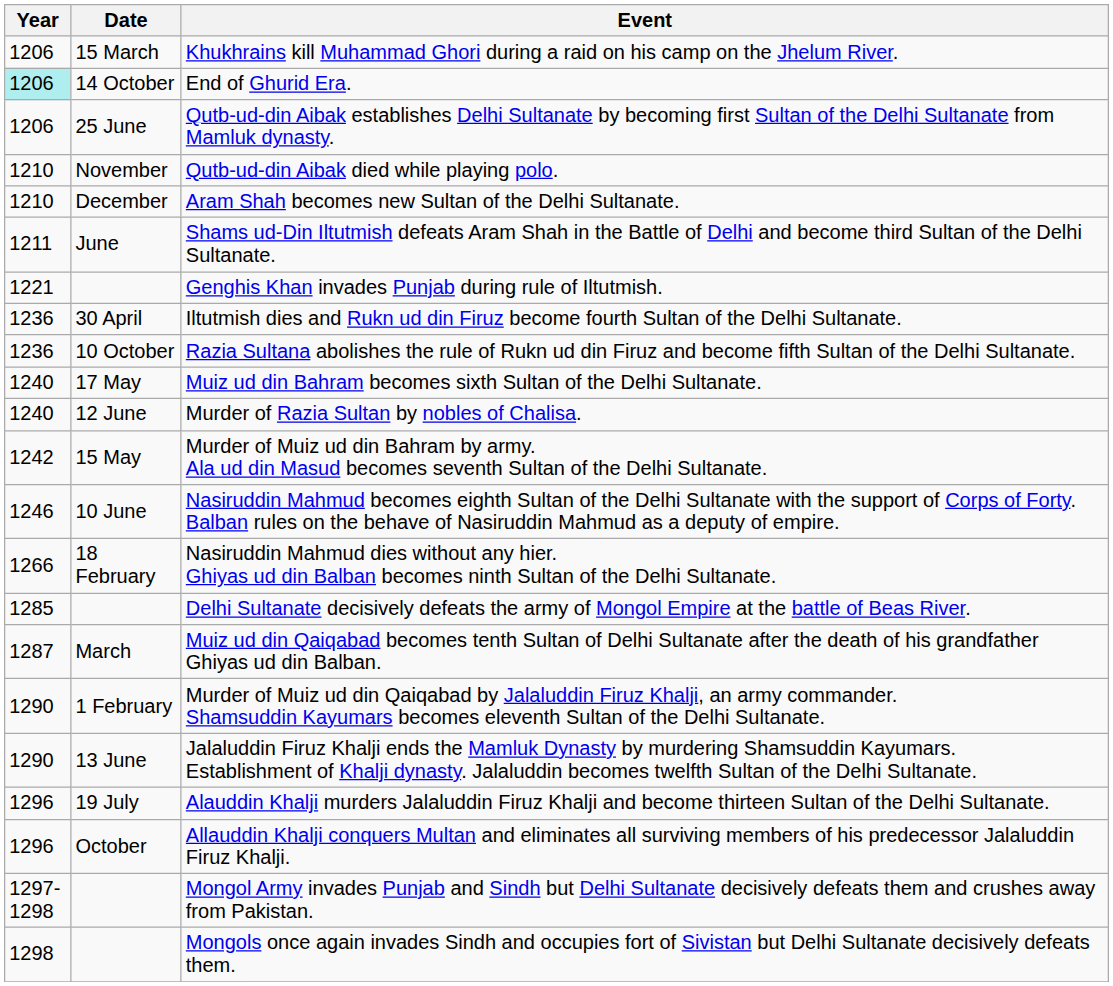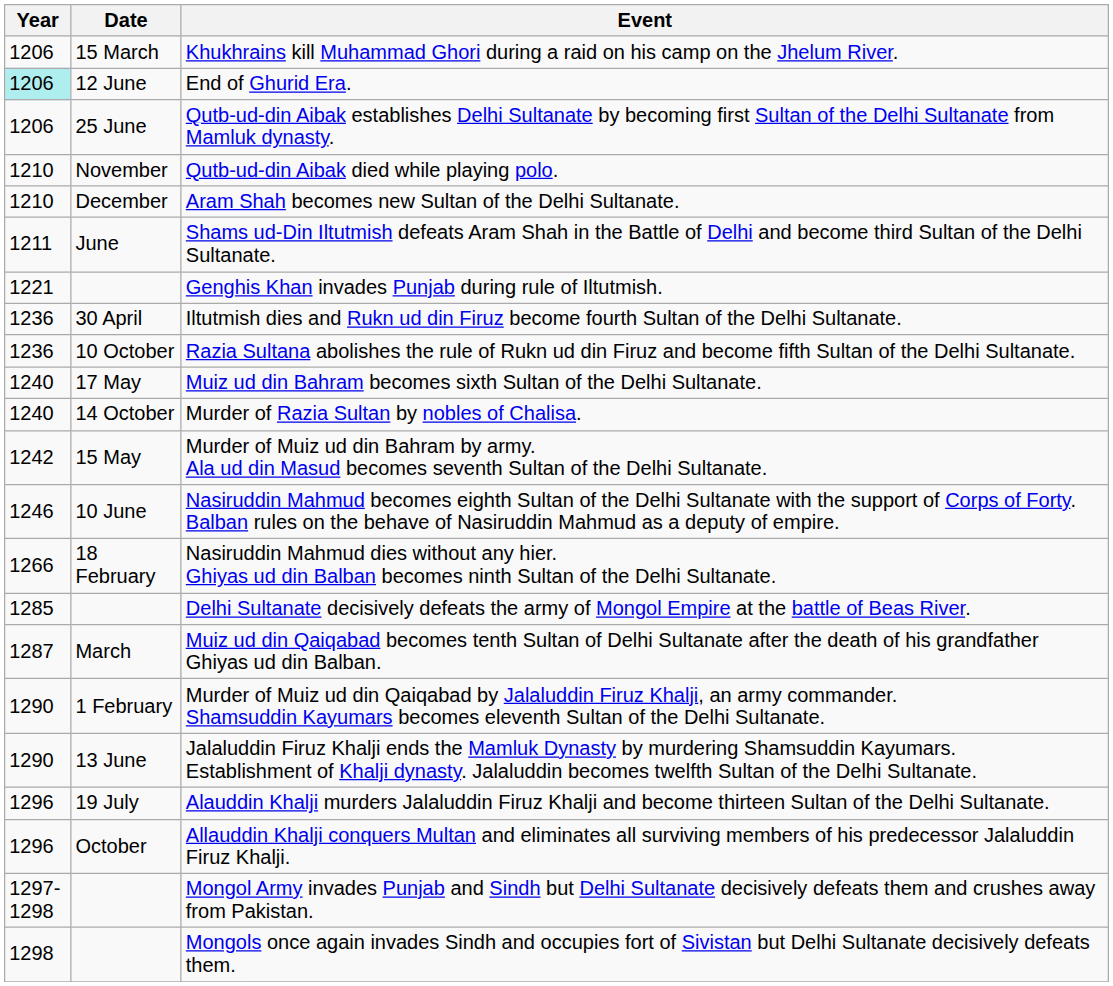(125, 83) 14 October -> (111, 83) 12 June
(111, 414) 12 June -> (125, 414) 14 October
